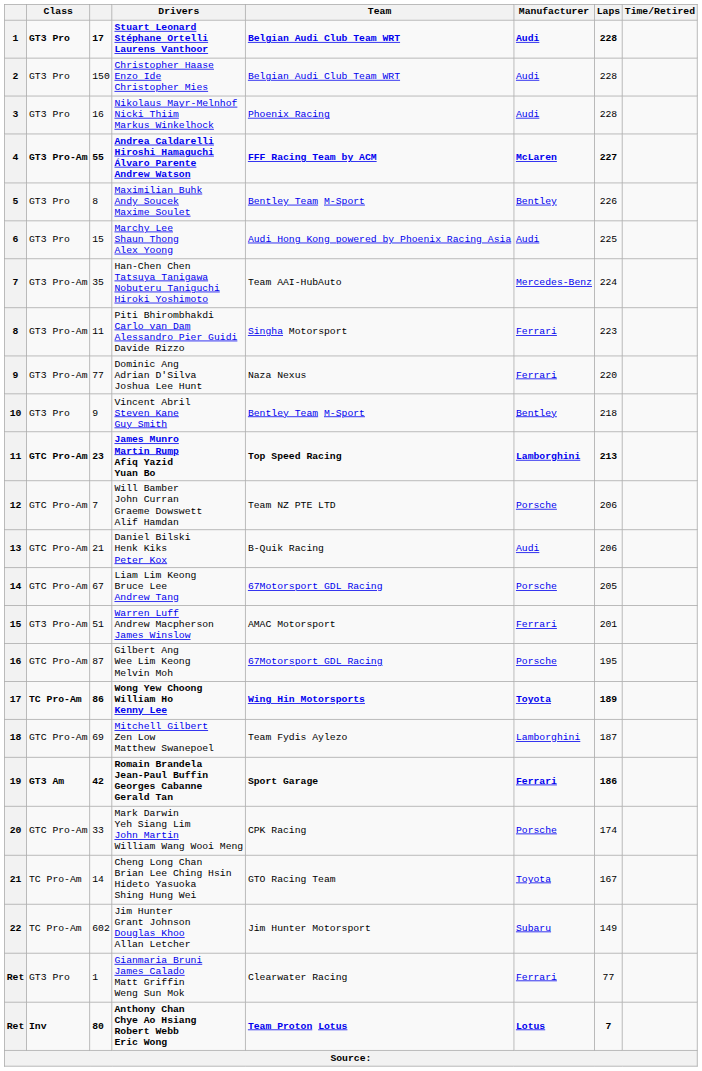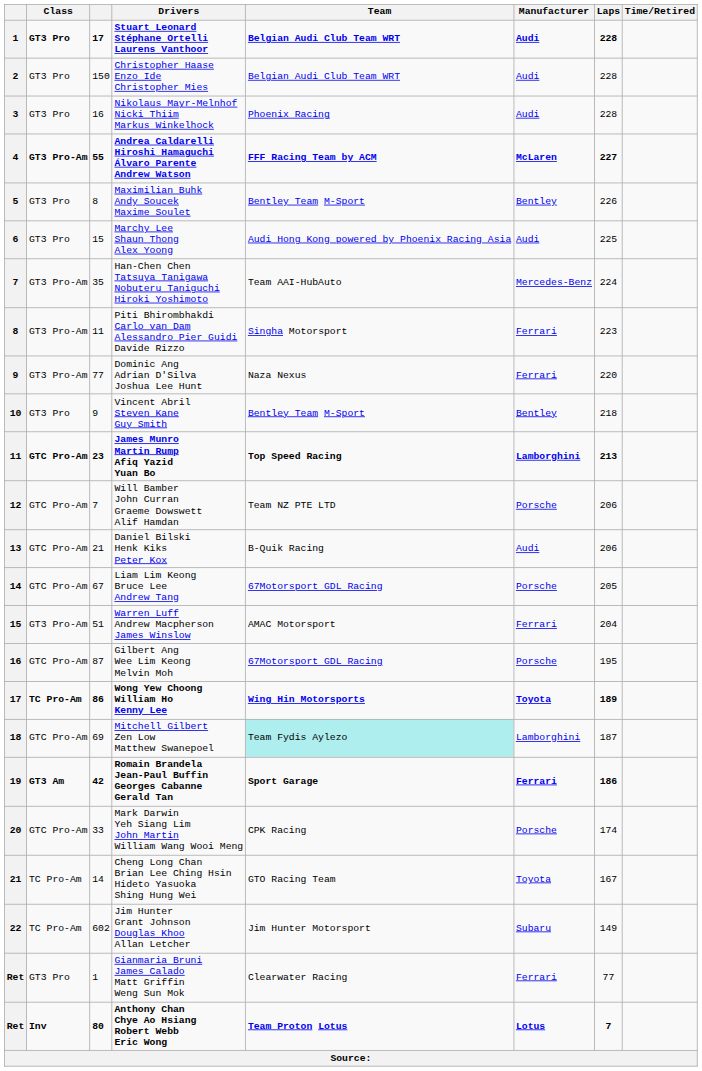(608, 625) 201 -> (608, 625) 204
(298, 739) no background -> (298, 739) paleturquoise background
